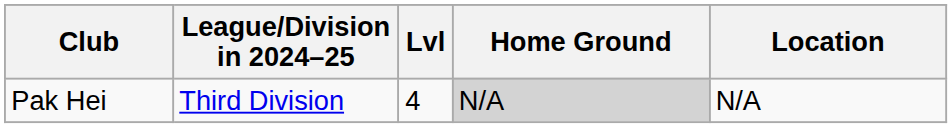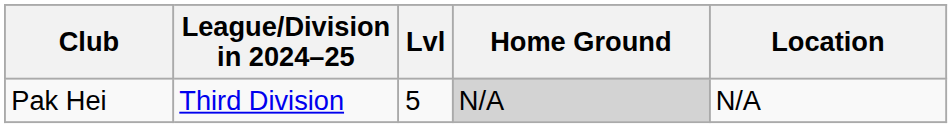(413, 100) 4 -> (413, 100) 5
